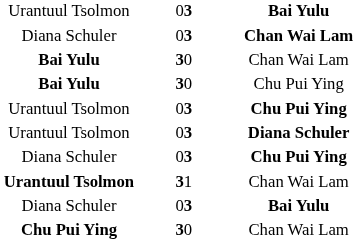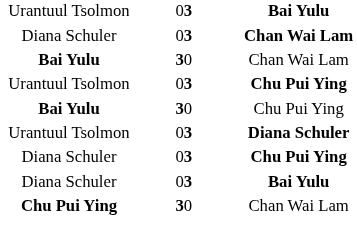rows swapped: (69, 108) <-> (69, 83)
- row: (69, 181)
